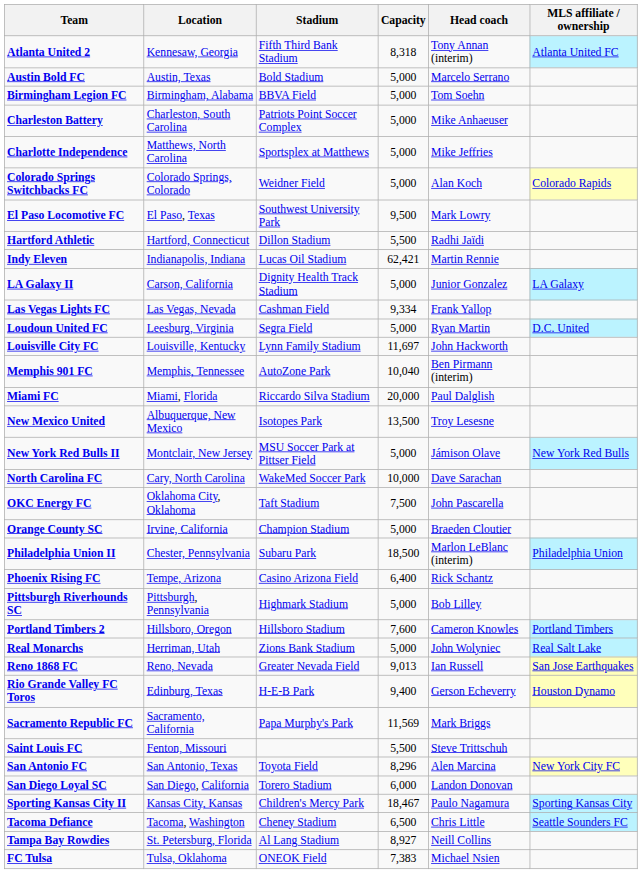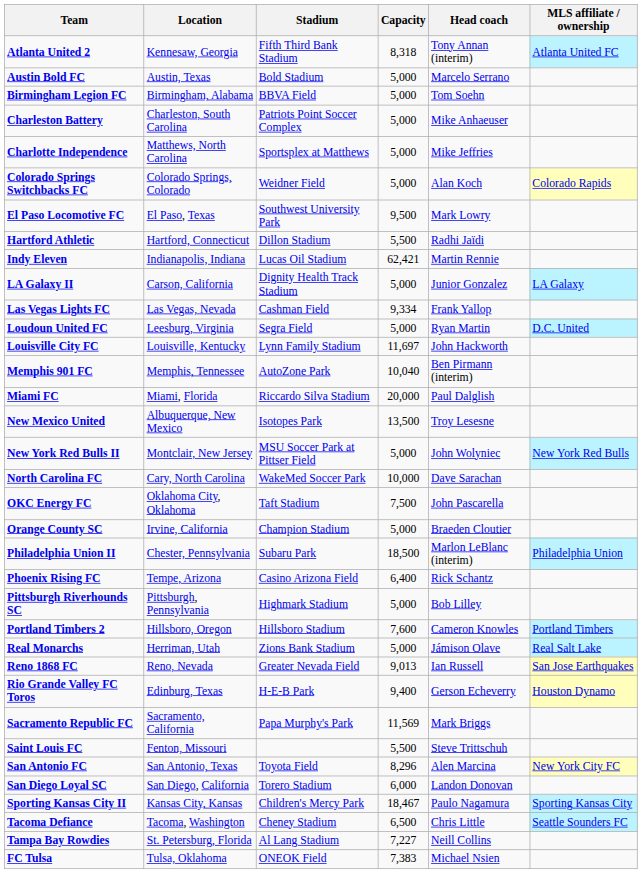(466, 453) Jámison Olave -> (466, 453) John Wolyniec
(466, 647) John Wolyniec -> (466, 647) Jámison Olave
(403, 840) 8,927 -> (403, 840) 7,227
